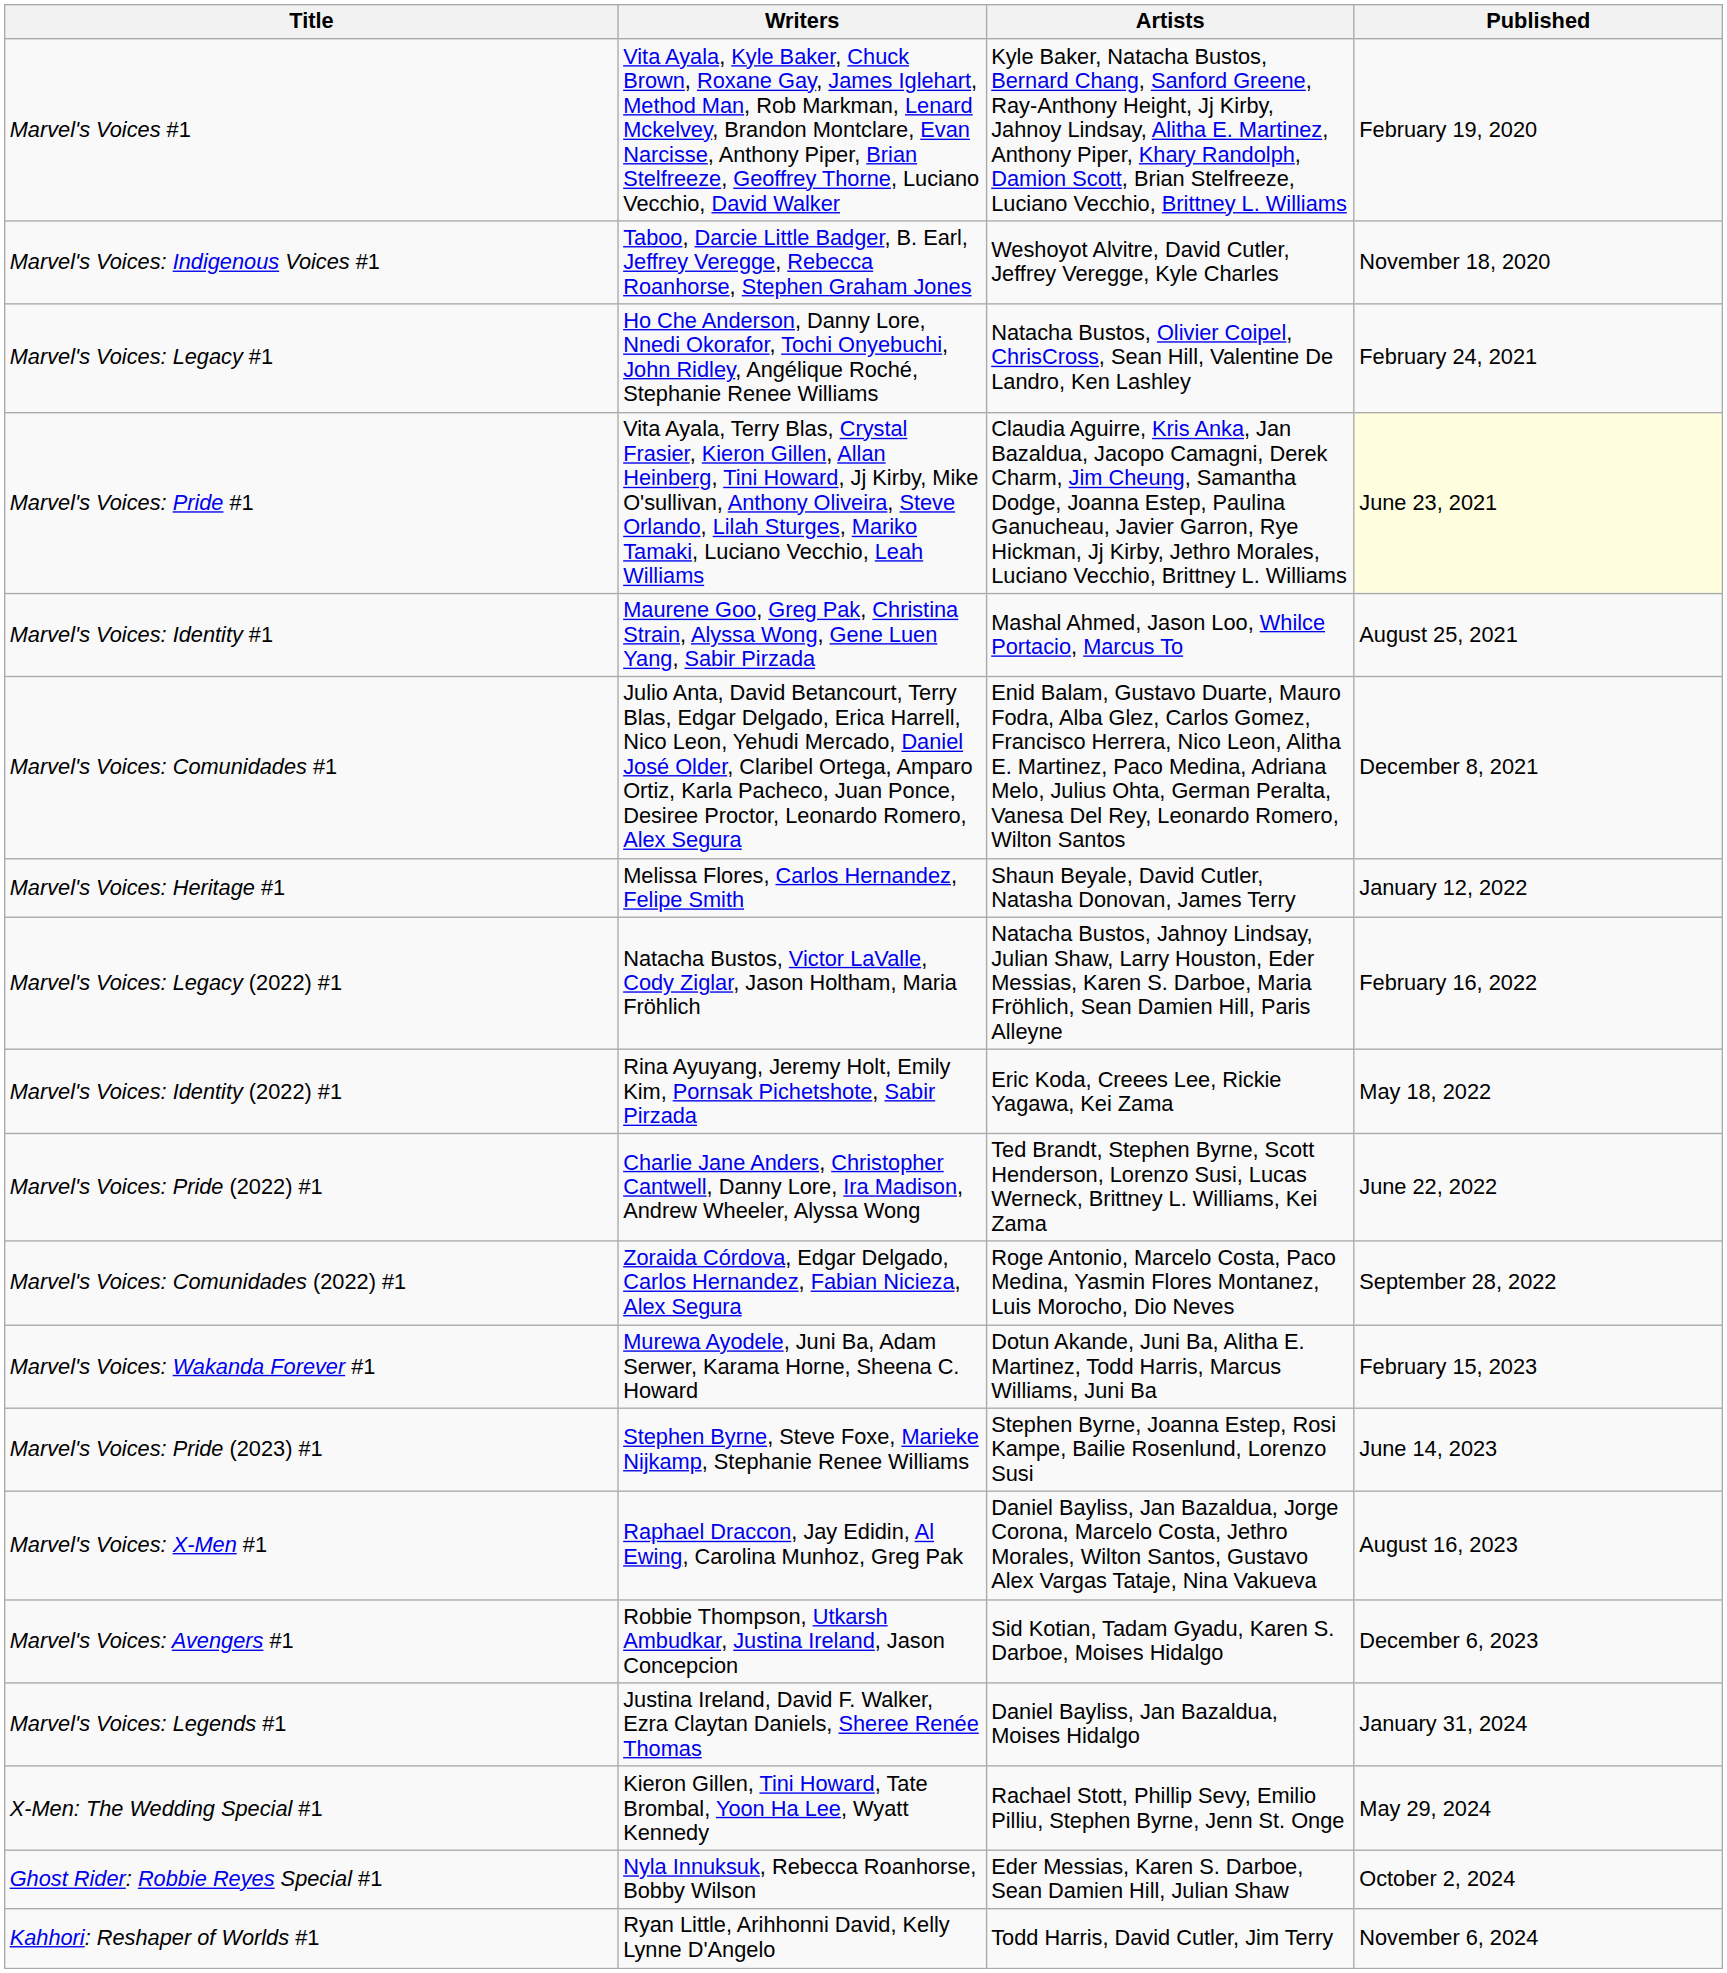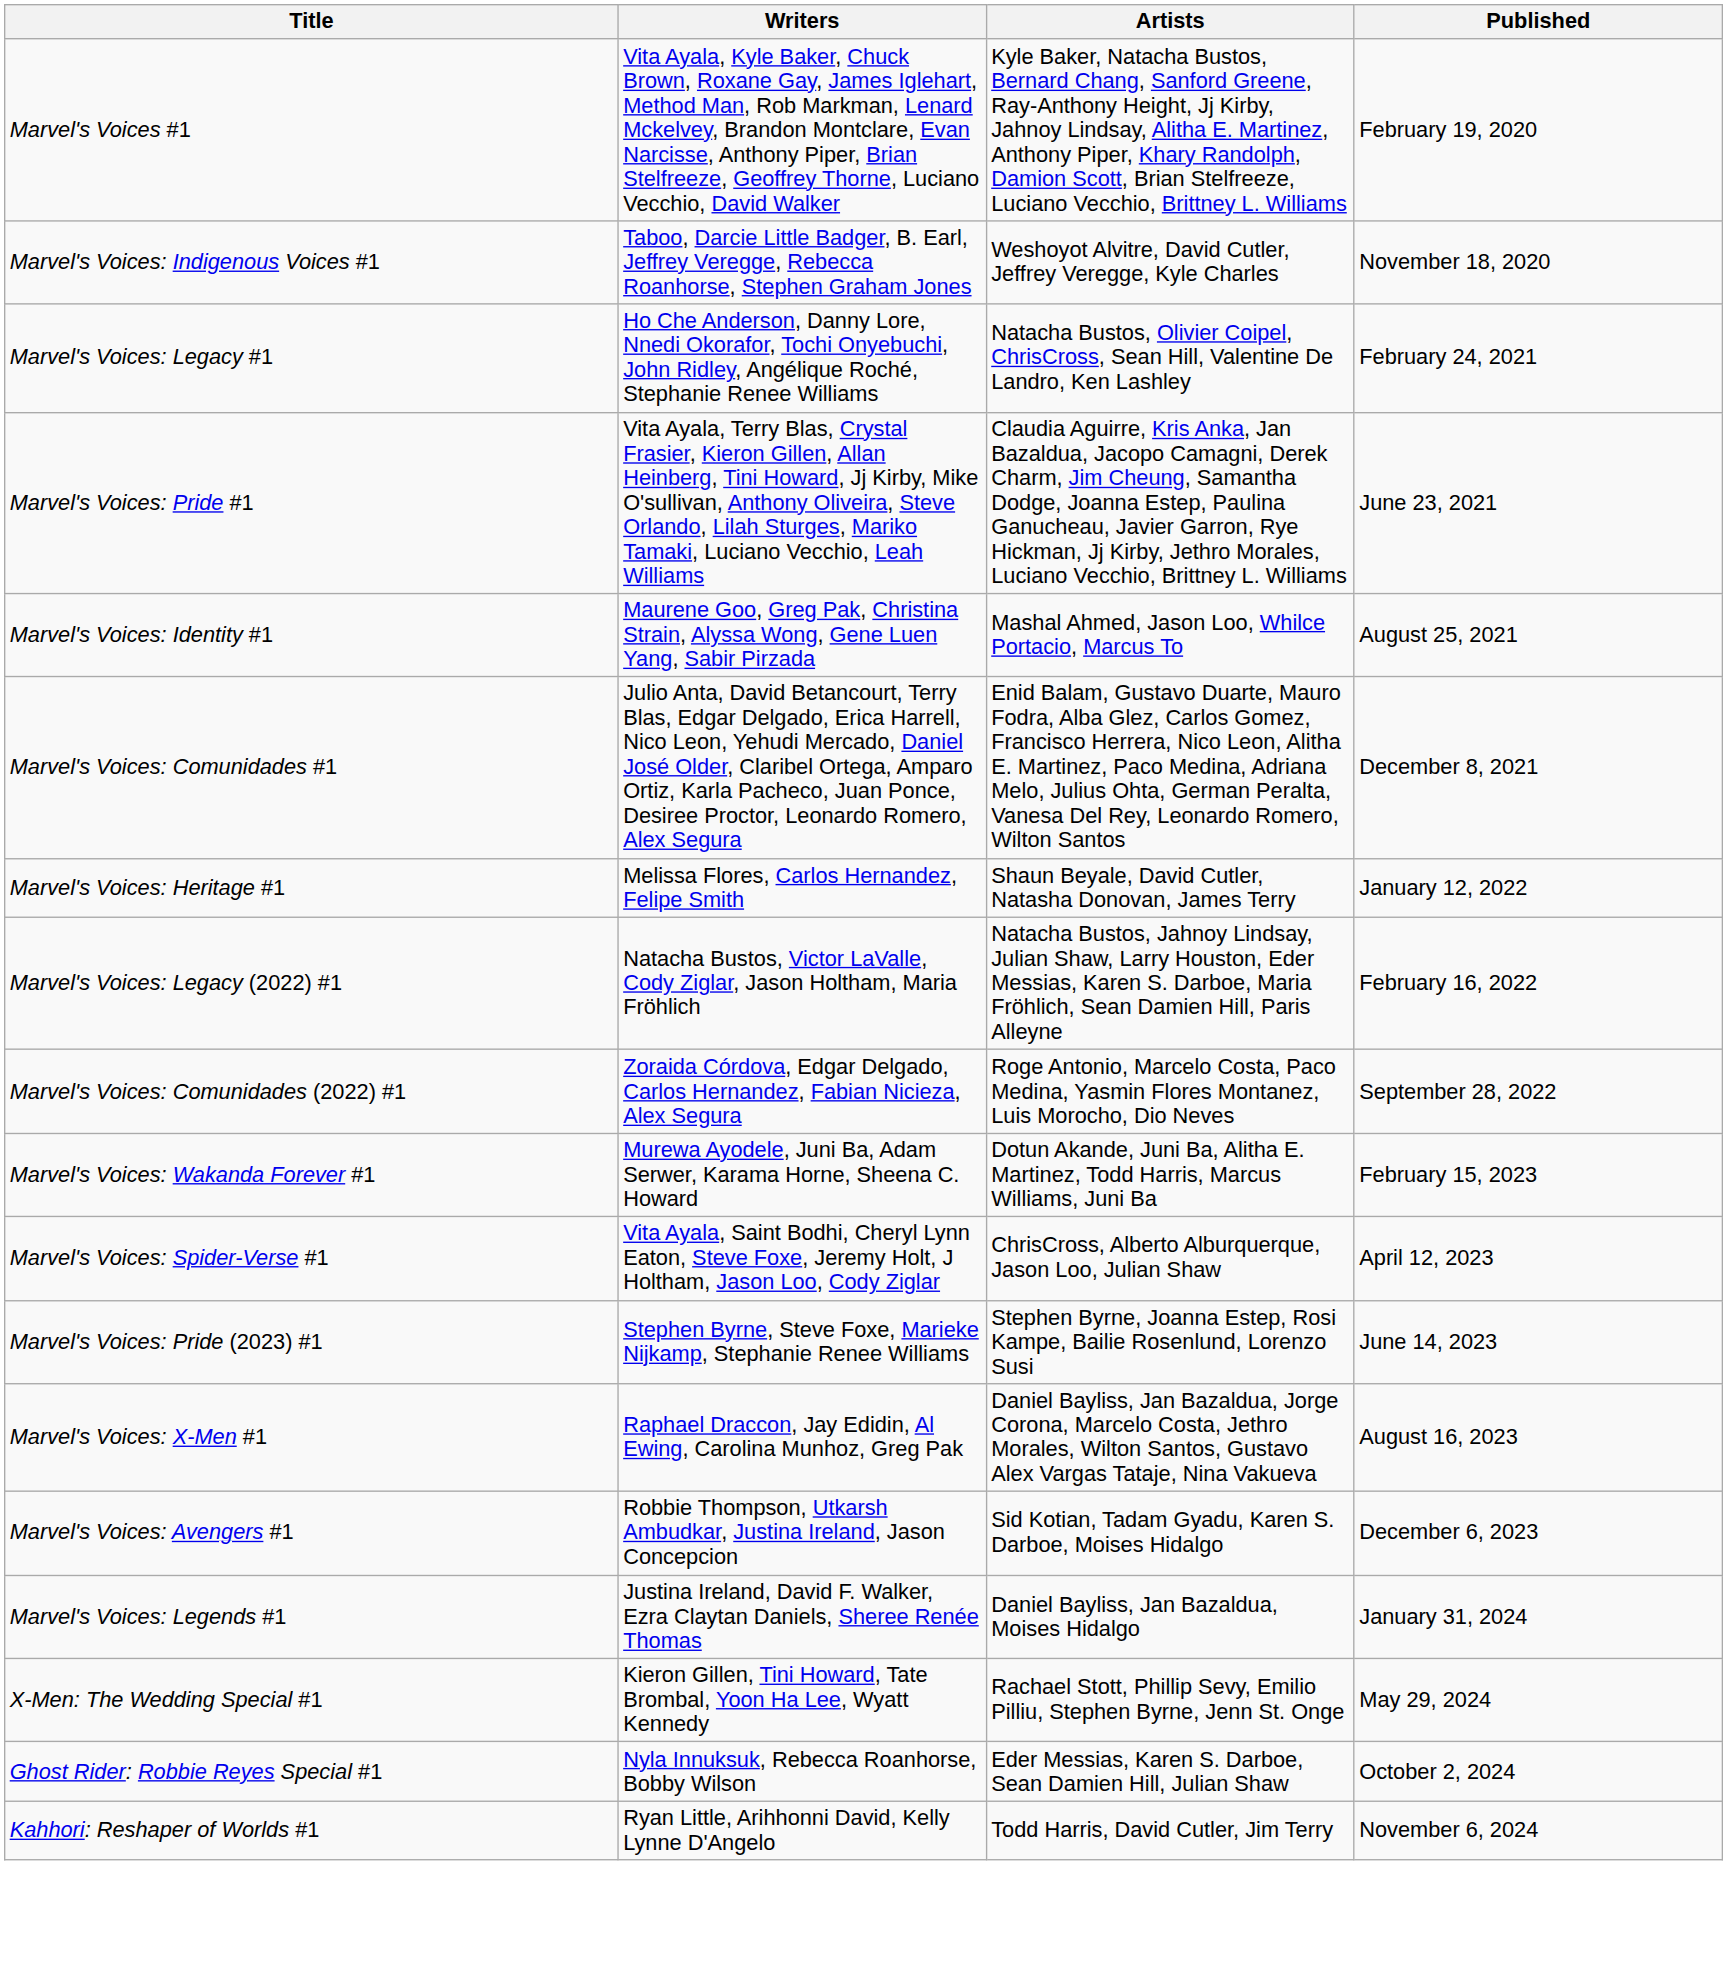(1428, 502) lightyellow background -> (1428, 502) no background
- row: (176, 1091)
- row: (166, 1186)
+ row: (169, 1258)
